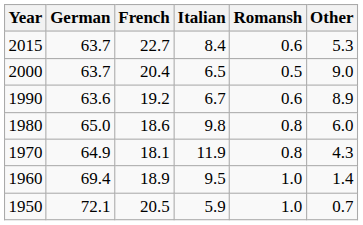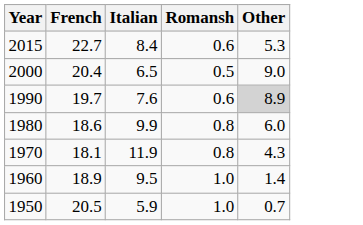- column: (80, 17)
(155, 98) 19.2 -> (87, 98) 19.7
(215, 98) 6.7 -> (147, 98) 7.6
(343, 98) no background -> (275, 98) lightgrey background
(215, 125) 9.8 -> (147, 125) 9.9
